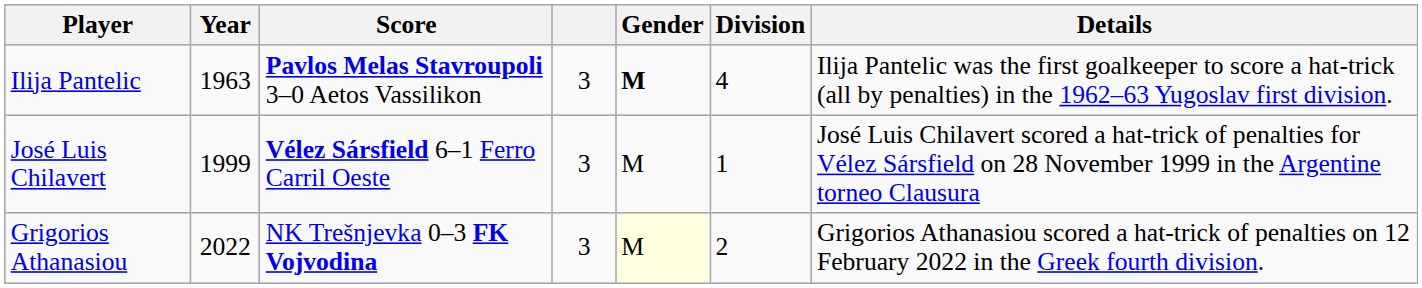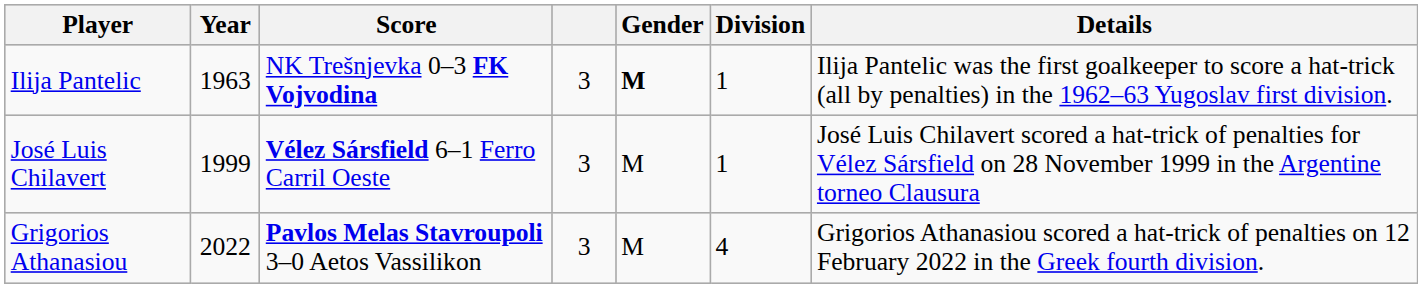(404, 79) Pavlos Melas Stavroupoli 3–0 Aetos Vassilikon -> (387, 79) NK Trešnjevka 0–3 FK Vojvodina
(722, 79) 4 -> (722, 79) 1
(387, 247) NK Trešnjevka 0–3 FK Vojvodina -> (404, 247) Pavlos Melas Stavroupoli 3–0 Aetos Vassilikon
(633, 247) lightyellow background -> (633, 247) no background
(722, 247) 2 -> (722, 247) 4
